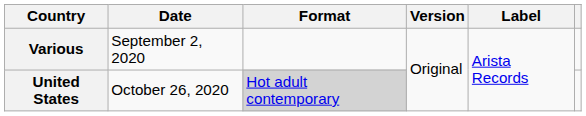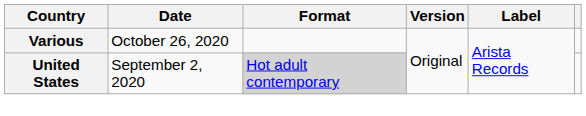(157, 49) September 2, 2020 -> (170, 40) October 26, 2020
(170, 90) October 26, 2020 -> (157, 73) September 2, 2020
